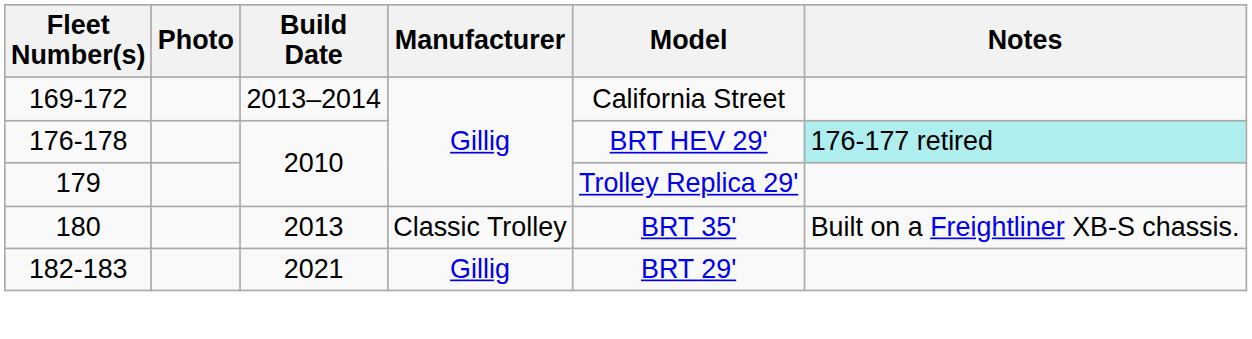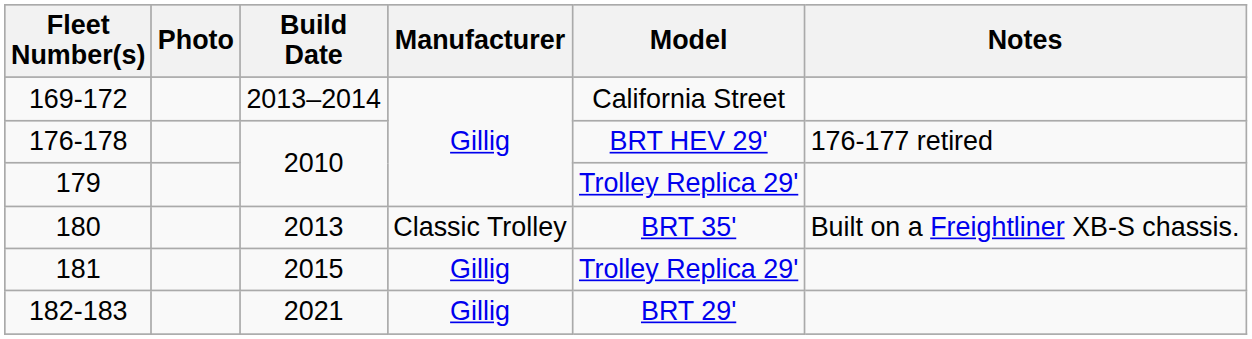(902, 141) paleturquoise background -> (902, 141) no background
+ row: (78, 269)
